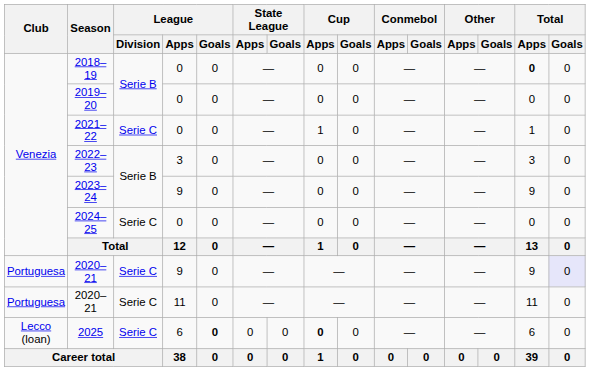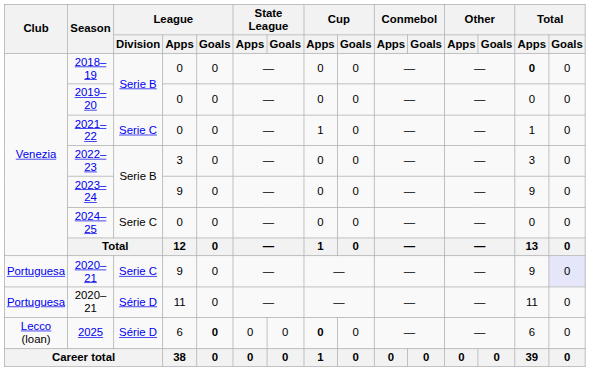(138, 302) Serie C -> (138, 302) Série D
(138, 333) Serie C -> (138, 333) Série D
